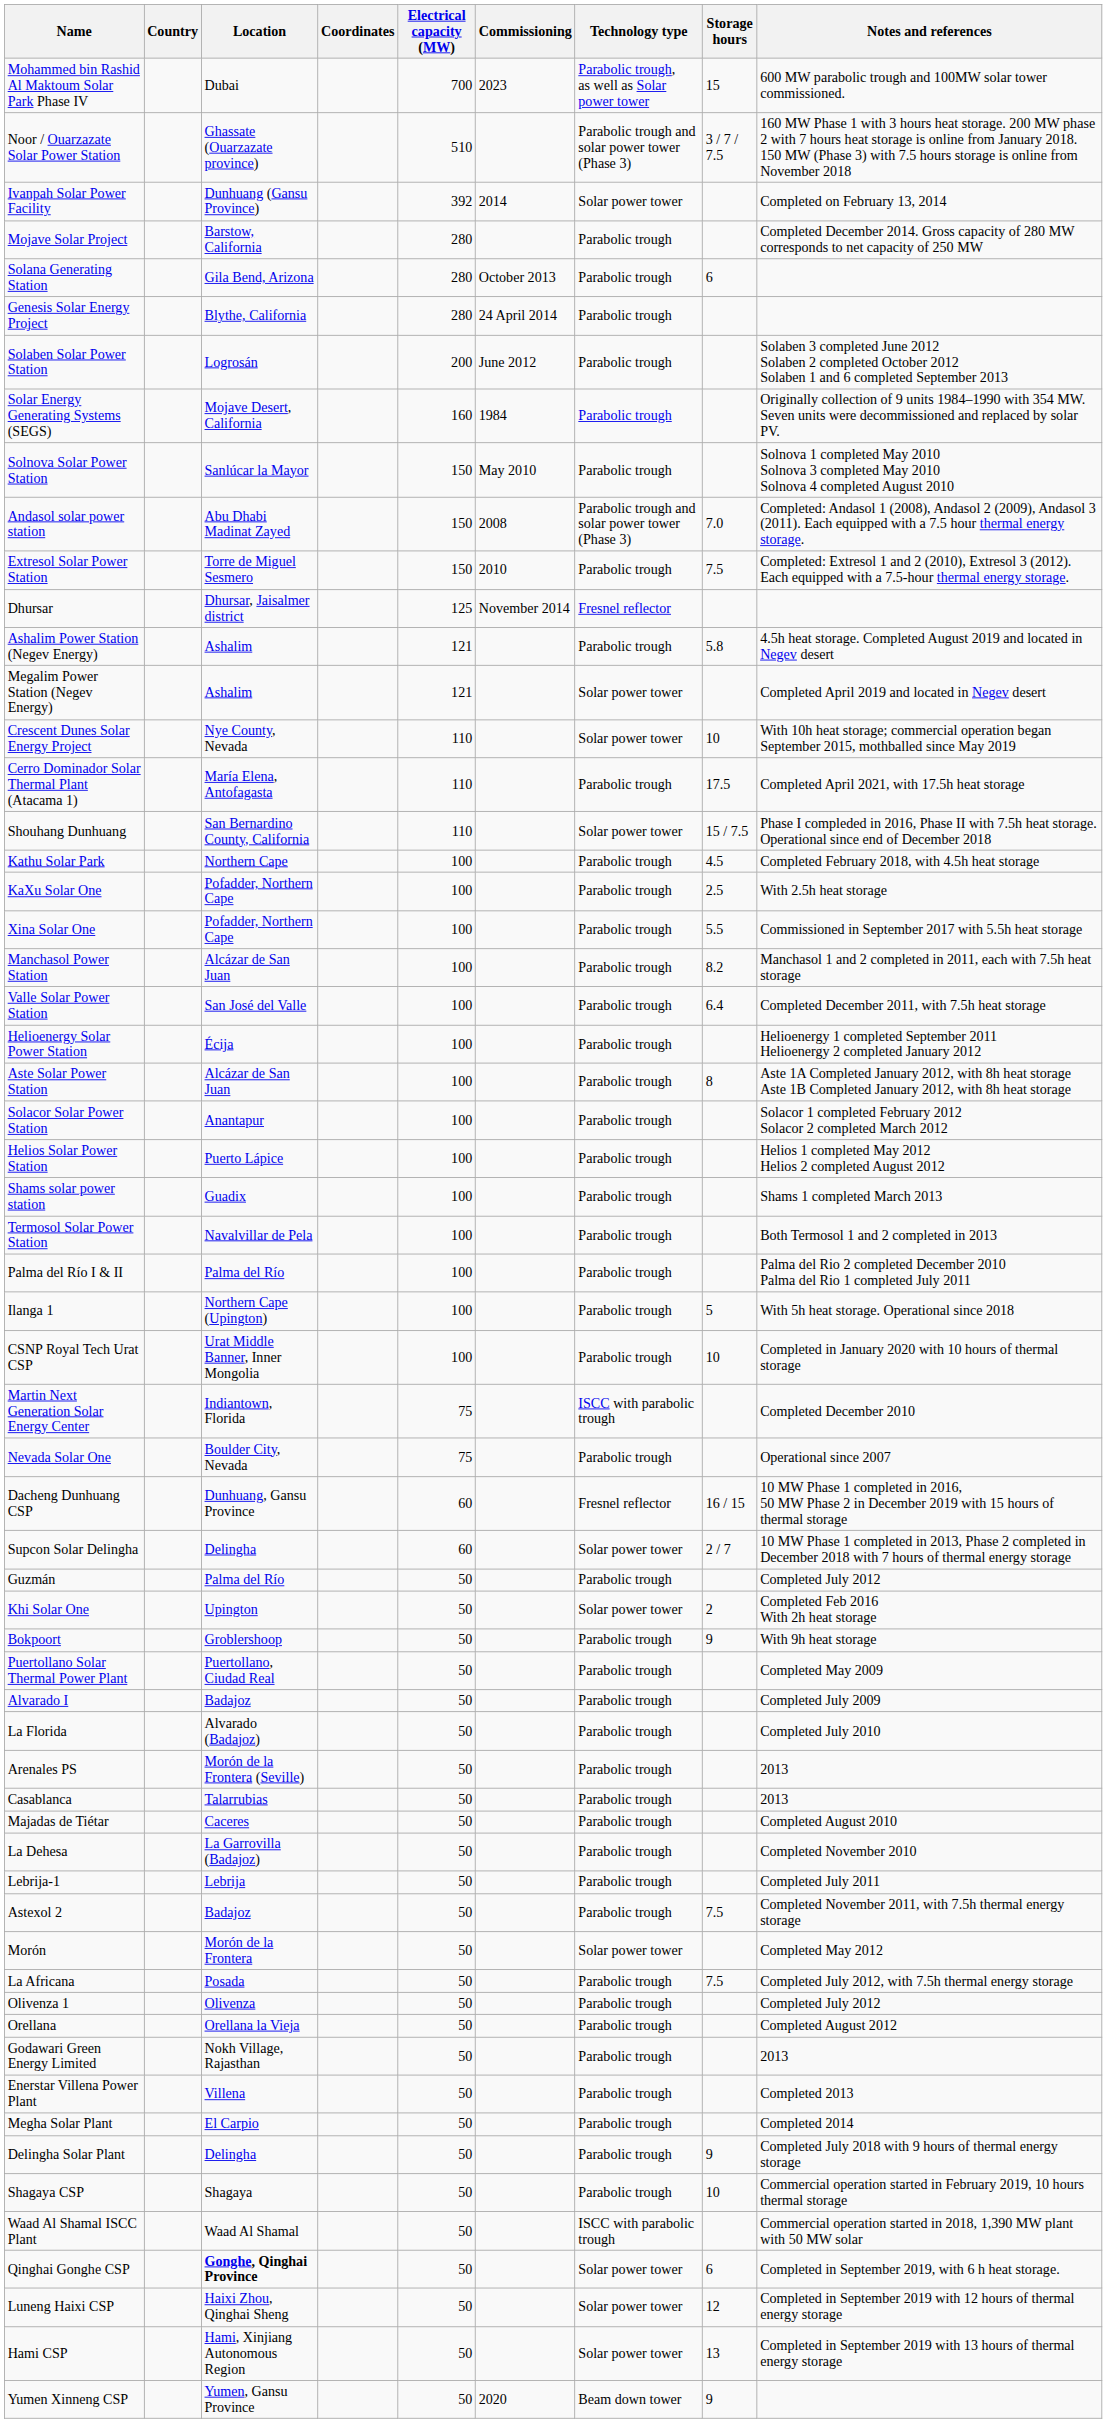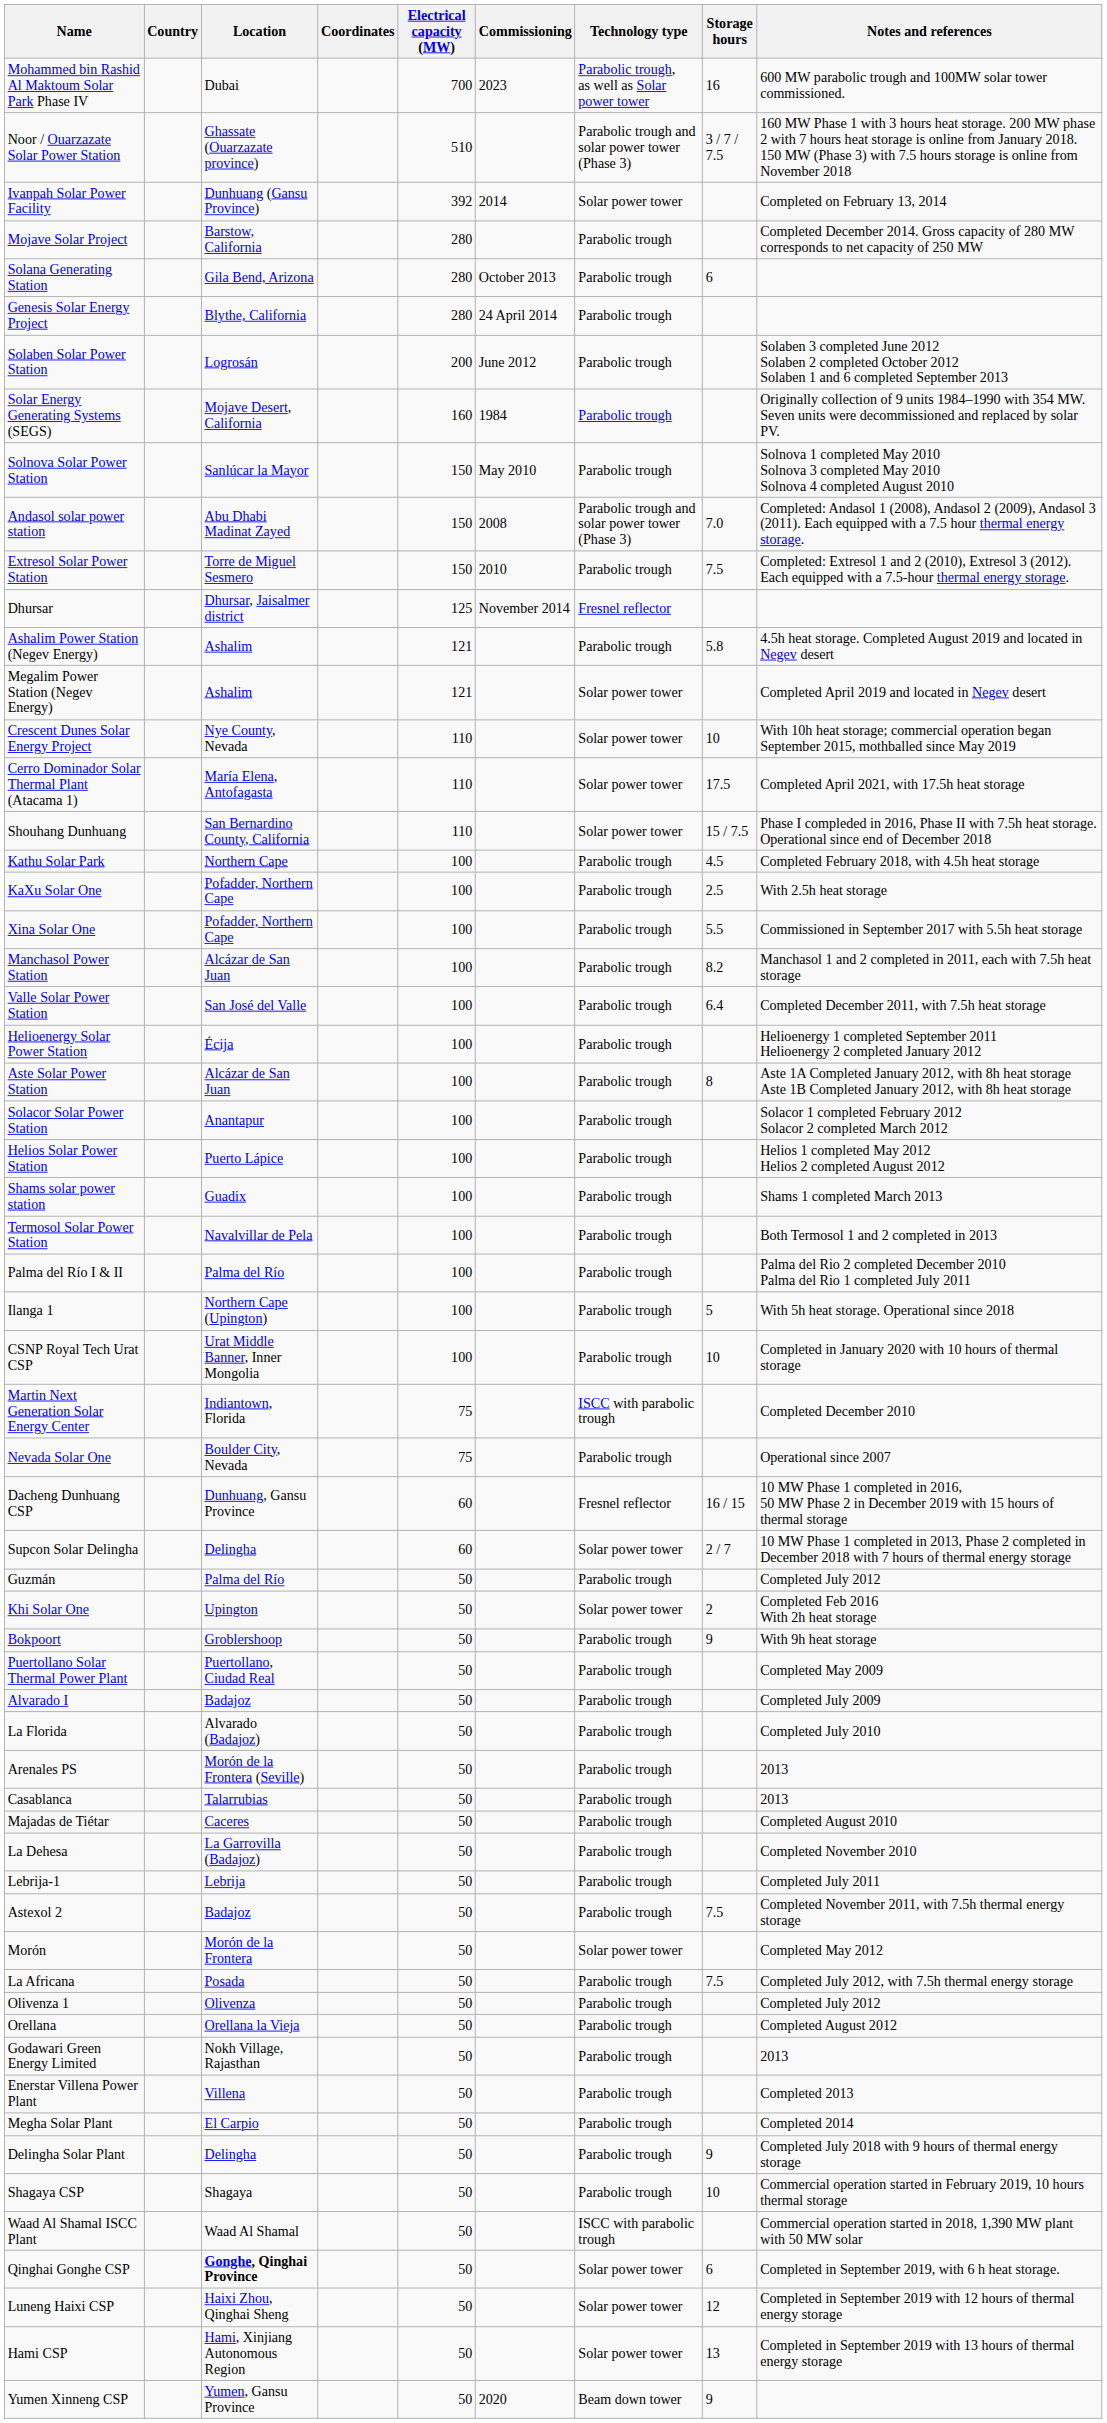(713, 85) 15 -> (713, 85) 16
(625, 784) Parabolic trough -> (630, 784) Solar power tower
